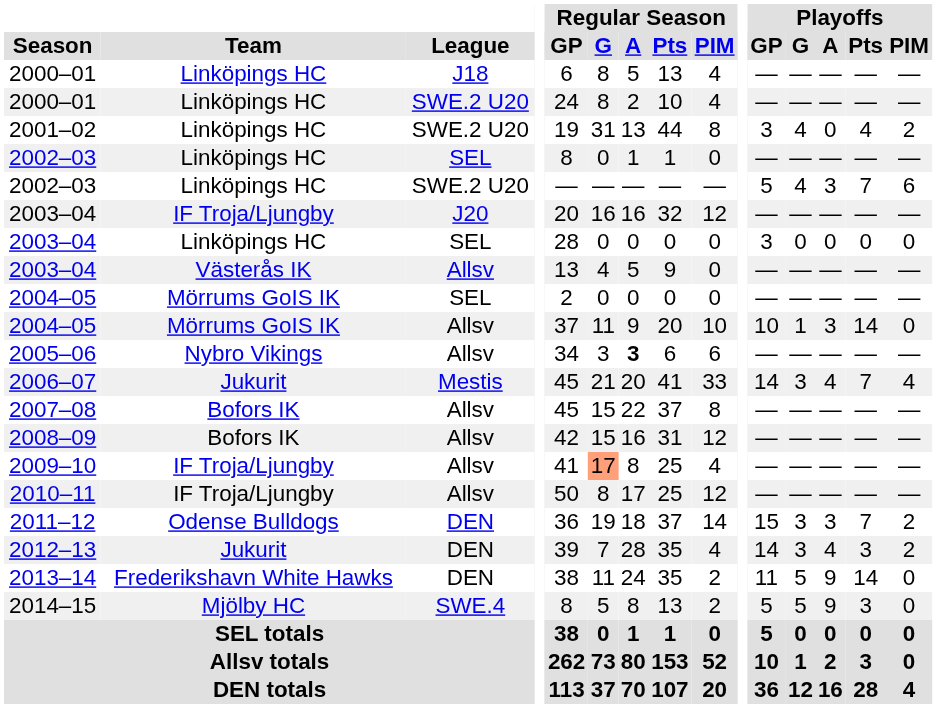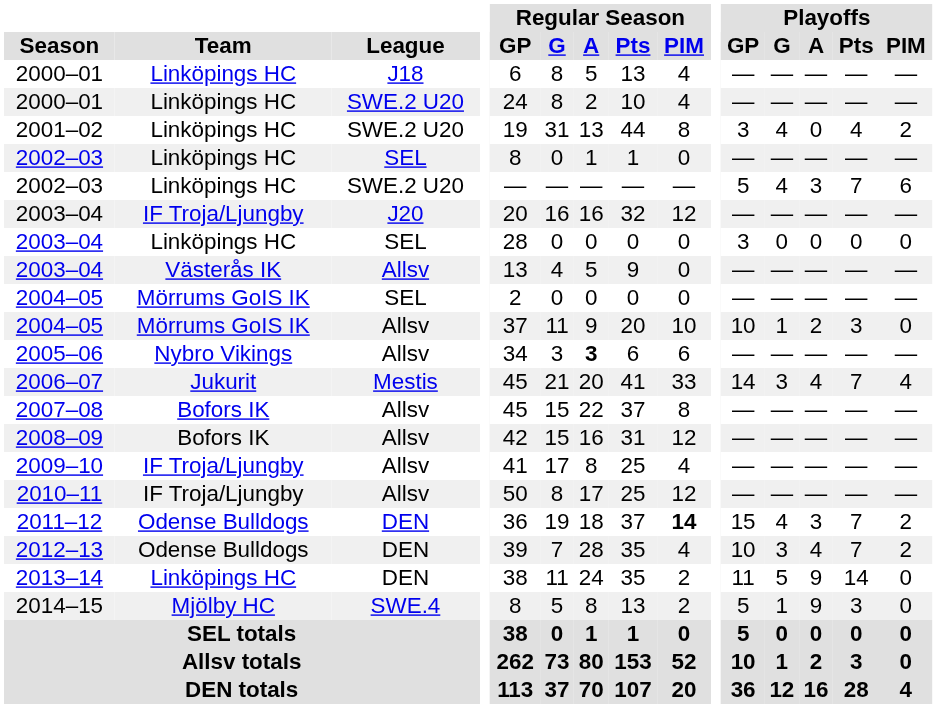(830, 325) 3 -> (816, 325) 2
(866, 325) 14 -> (856, 325) 3
(603, 465) lightsalmon background -> (557, 465) no background
(715, 521) normal -> (684, 521) bold
(800, 521) 3 -> (782, 521) 4
(253, 549) Jukurit -> (223, 549) Odense Bulldogs
(766, 549) 14 -> (743, 549) 10
(866, 549) 3 -> (856, 549) 7
(253, 577) Frederikshavn White Hawks -> (223, 577) Linköpings HC
(800, 605) 5 -> (782, 605) 1
